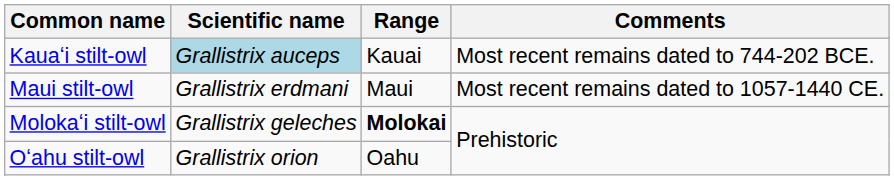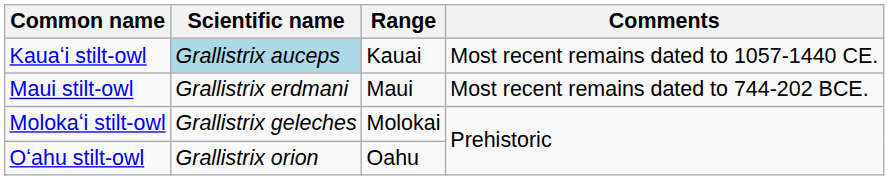(665, 55) Most recent remains dated to 744-202 BCE. -> (664, 55) Most recent remains dated to 1057-1440 CE.
(670, 89) Most recent remains dated to 1057-1440 CE. -> (659, 89) Most recent remains dated to 744-202 BCE.
(406, 123) bold -> (403, 123) normal
